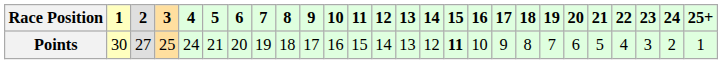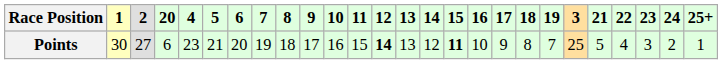columns swapped: (167, 17) <-> (576, 17)
(191, 44) 24 -> (191, 44) 23
(383, 44) normal -> (383, 44) bold
